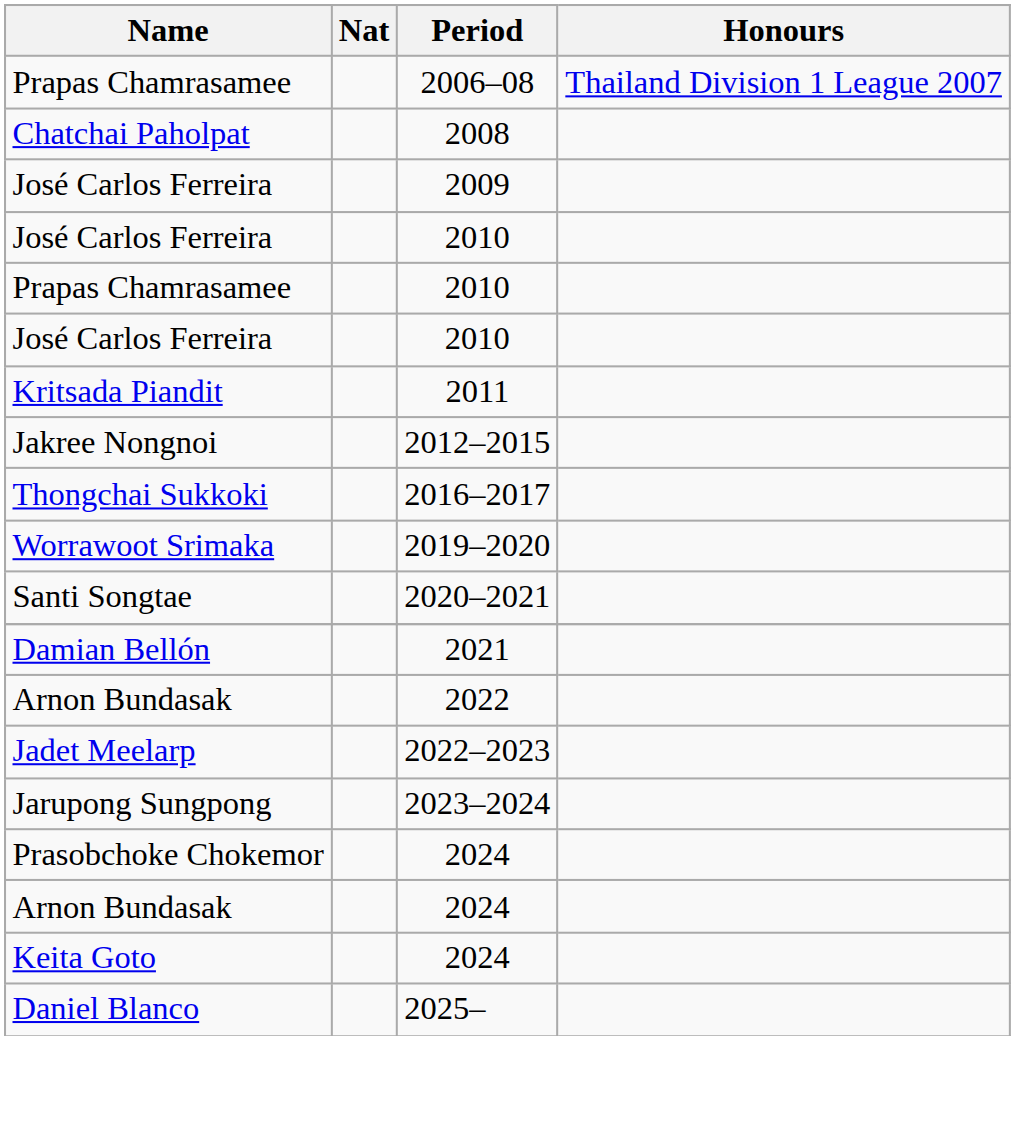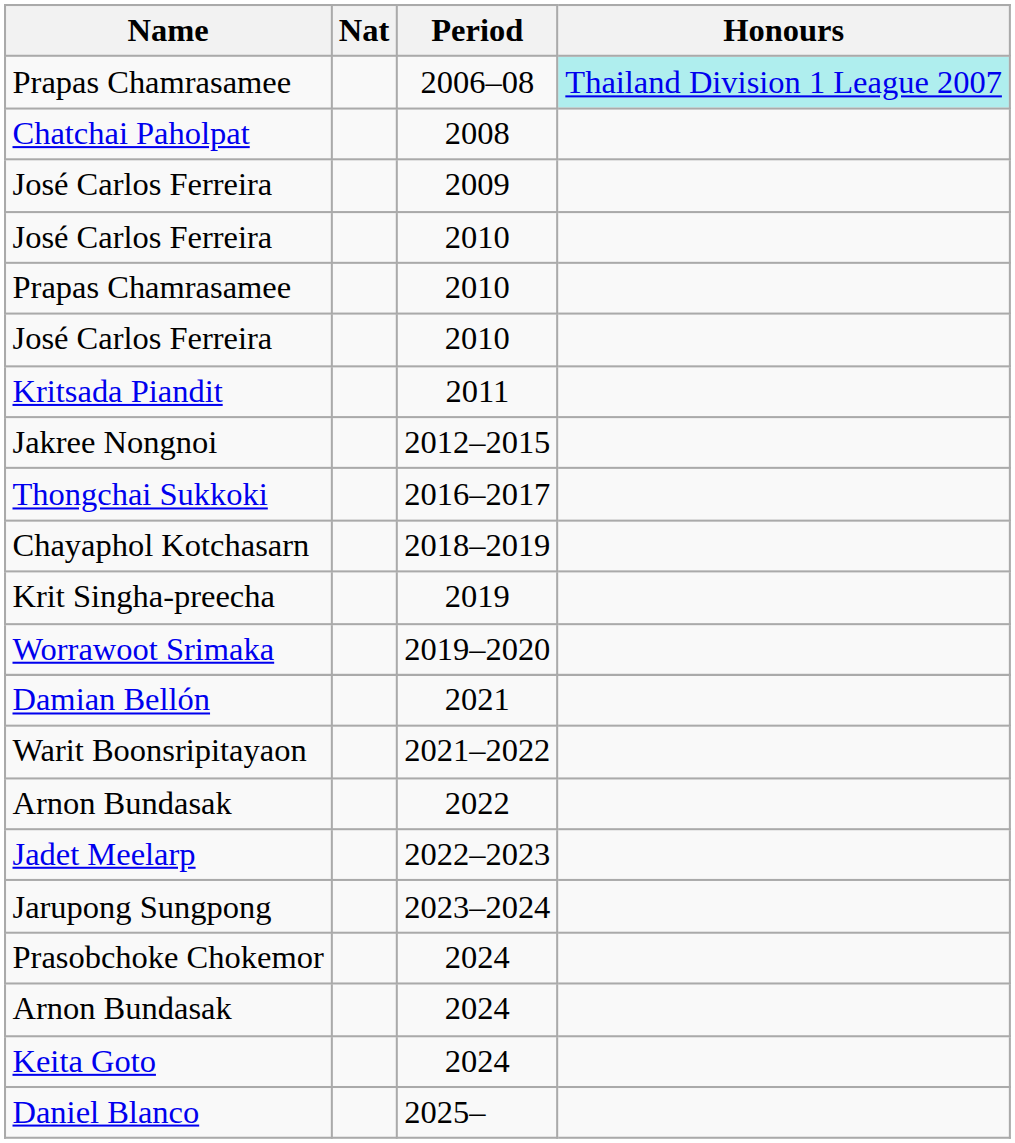(784, 81) no background -> (784, 81) paleturquoise background
+ row: (161, 545)
+ row: (144, 596)
- row: (102, 596)
+ row: (160, 751)
